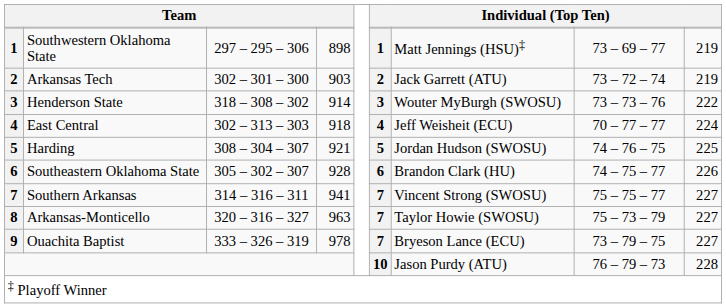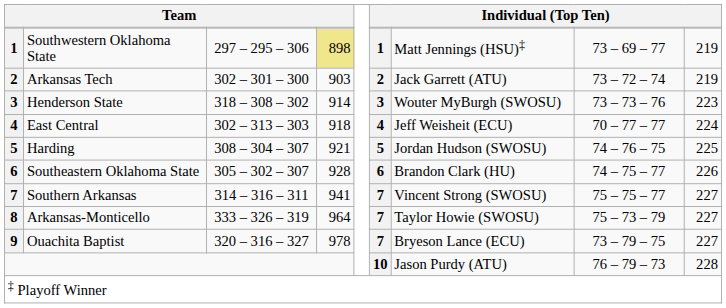(340, 48) no background -> (340, 48) khaki background
(707, 102) 222 -> (707, 102) 223
(262, 218) 320 – 316 – 327 -> (262, 218) 333 – 326 – 319
(340, 218) 963 -> (340, 218) 964
(262, 241) 333 – 326 – 319 -> (262, 241) 320 – 316 – 327
